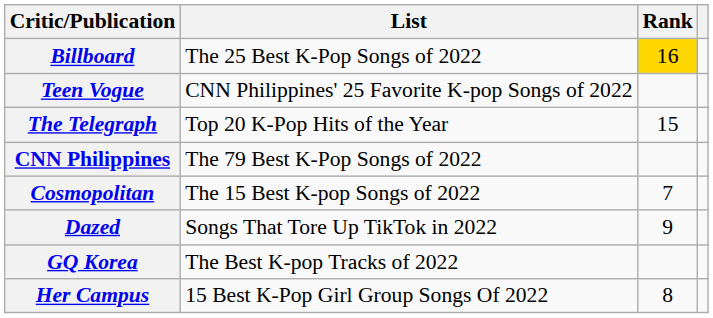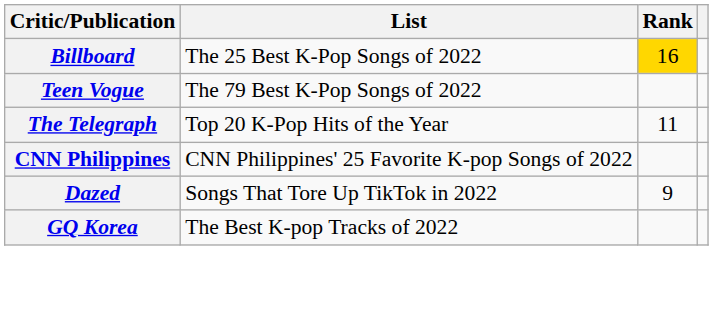(409, 90) CNN Philippines' 25 Favorite K-pop Songs of 2022 -> (333, 90) The 79 Best K-Pop Songs of 2022
(668, 124) 15 -> (668, 124) 11
(333, 158) The 79 Best K-Pop Songs of 2022 -> (409, 158) CNN Philippines' 25 Favorite K-pop Songs of 2022
- row: (92, 192)
- row: (92, 295)
